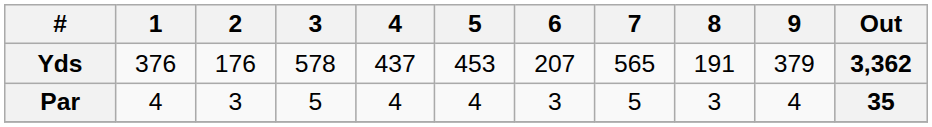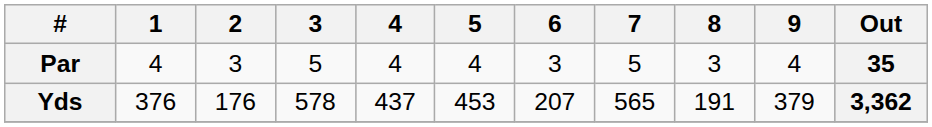rows swapped: (60, 102) <-> (60, 63)
